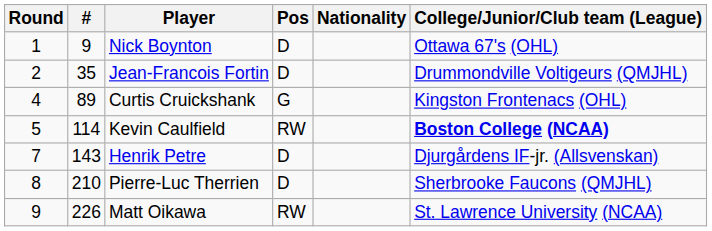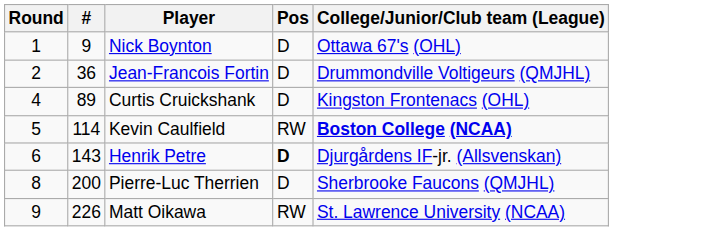- column: (362, 18)
(86, 73) 35 -> (86, 73) 36
(284, 101) G -> (283, 101) D
(36, 156) 7 -> (36, 156) 6
(283, 156) normal -> (283, 156) bold
(86, 184) 210 -> (86, 184) 200
